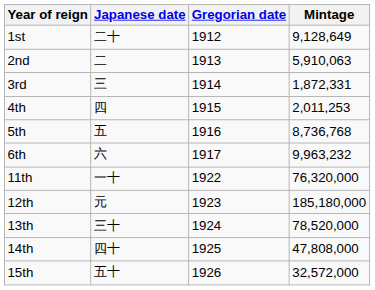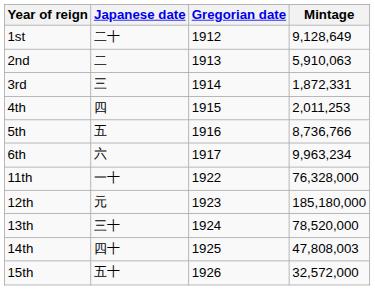(322, 131) 8,736,768 -> (322, 131) 8,736,766
(322, 155) 9,963,232 -> (322, 155) 9,963,234
(326, 178) 76,320,000 -> (326, 178) 76,328,000
(326, 249) 47,808,000 -> (326, 249) 47,808,003
